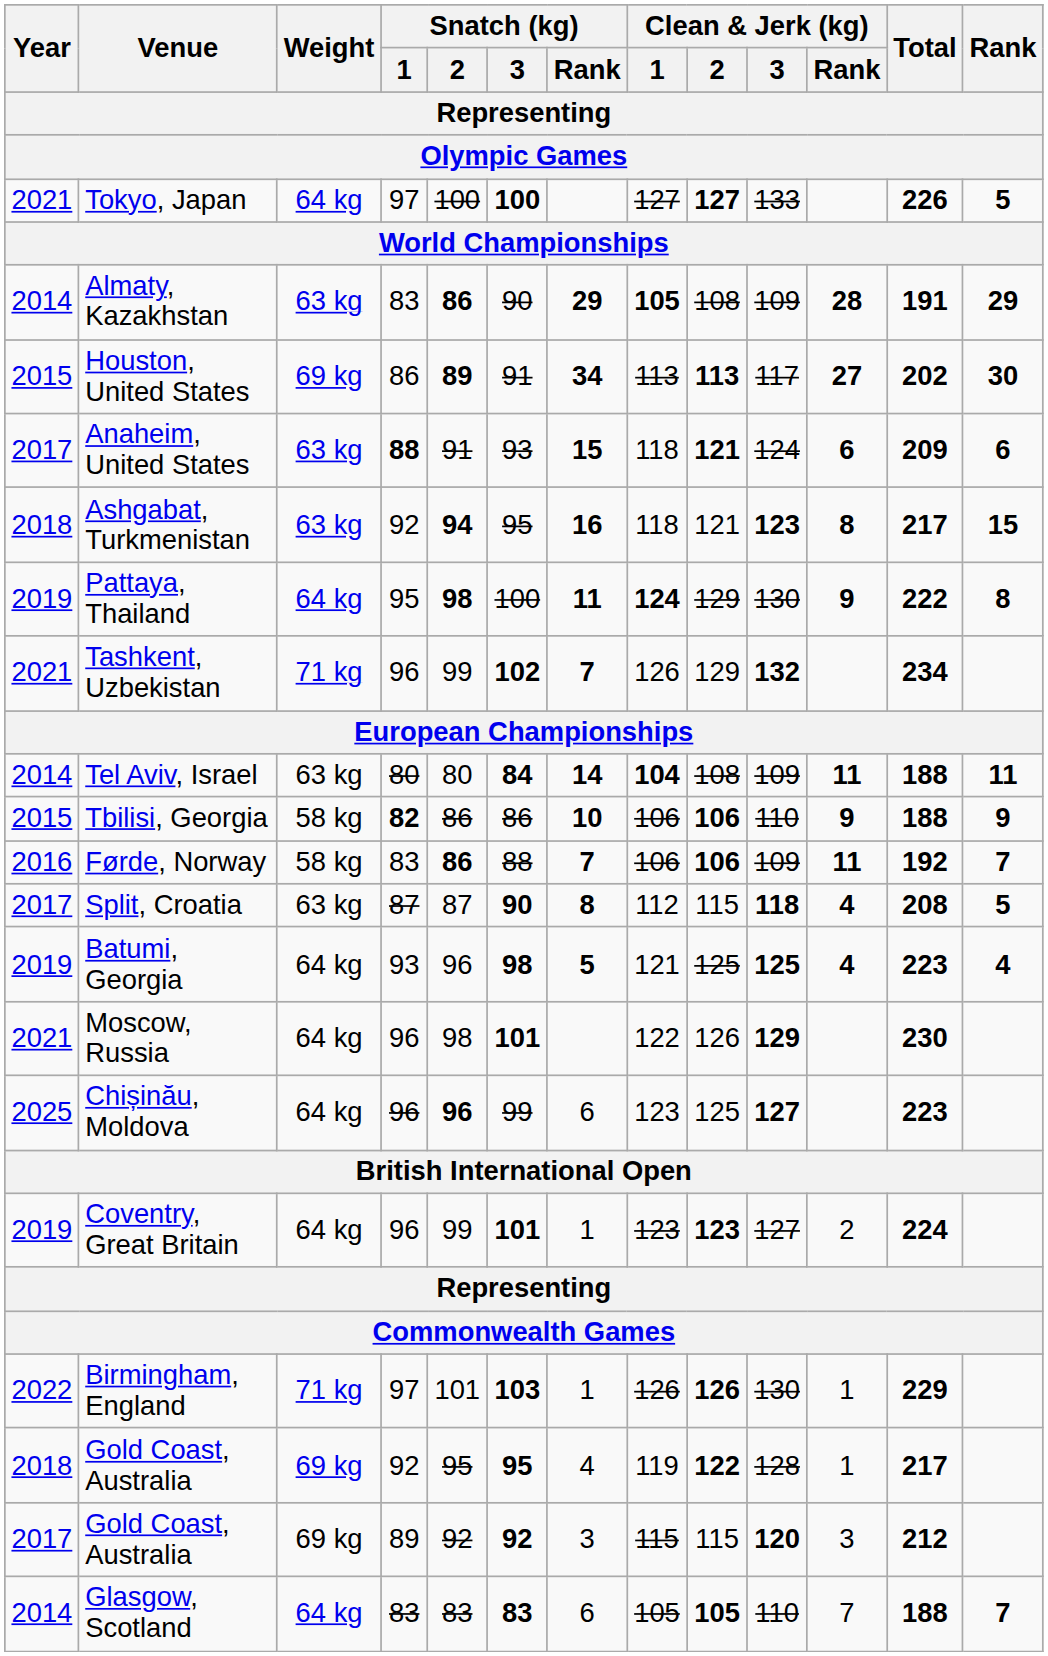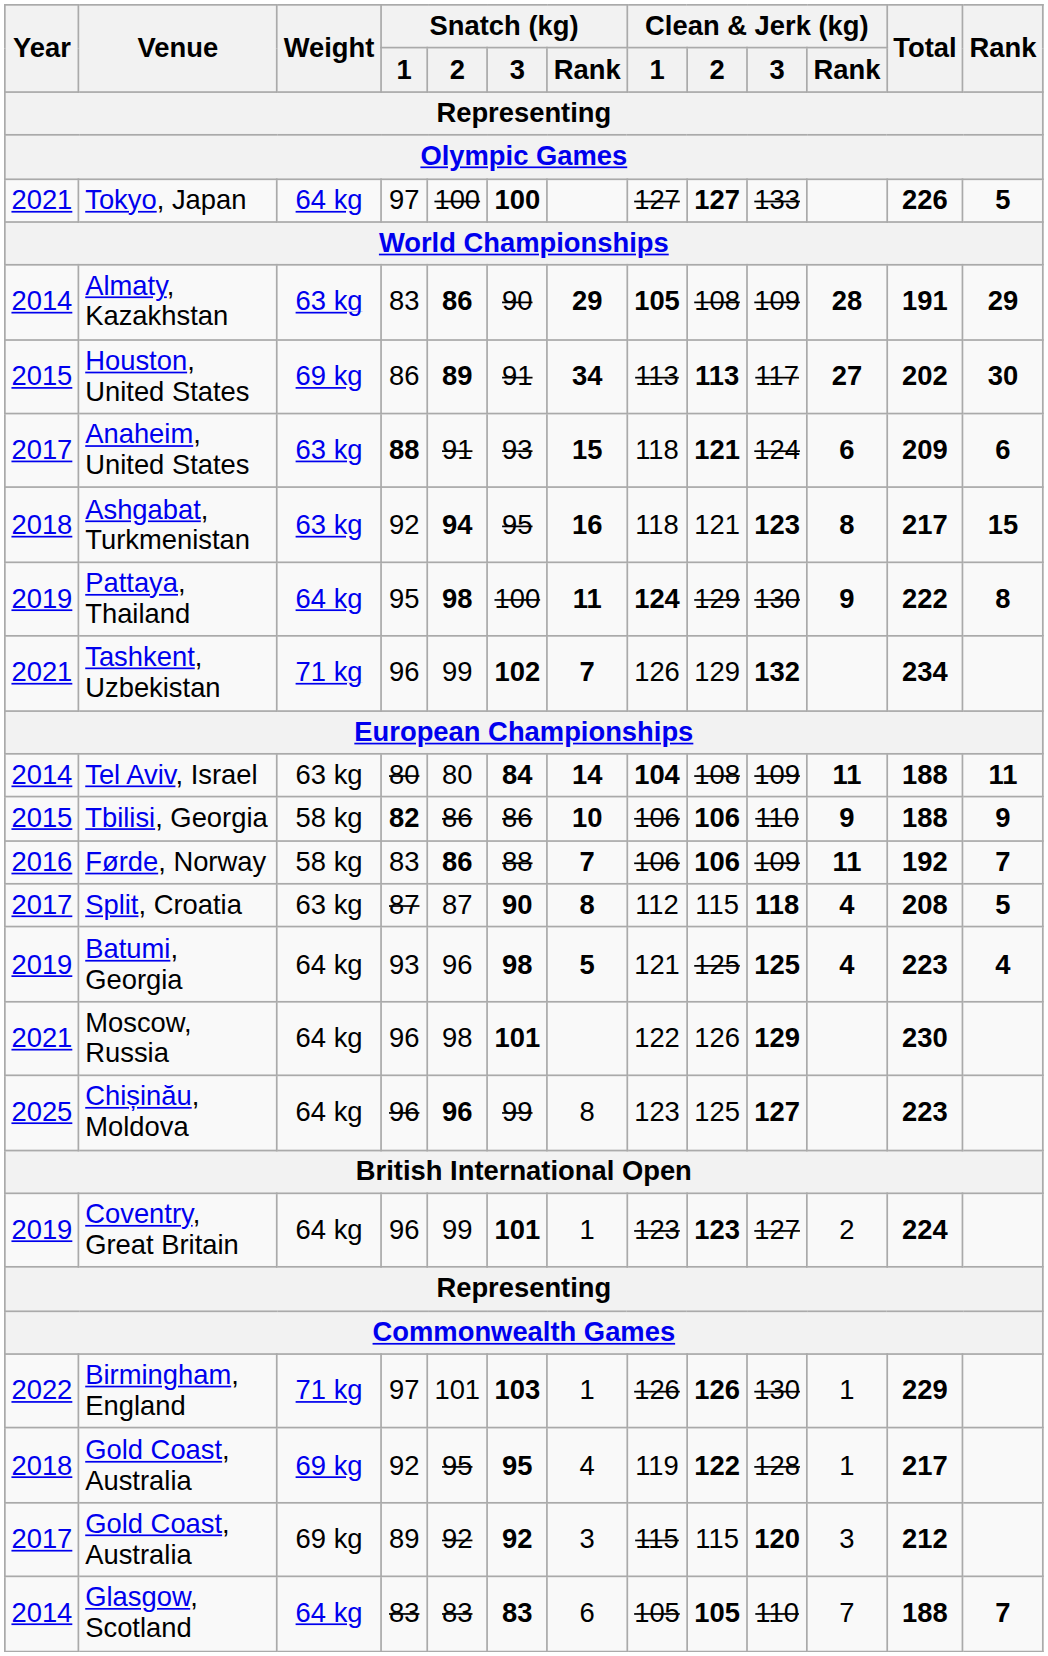(587, 1112) 6 -> (587, 1112) 8
